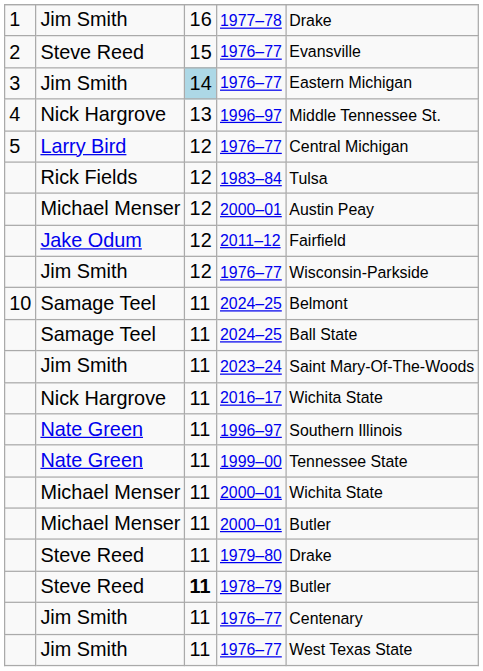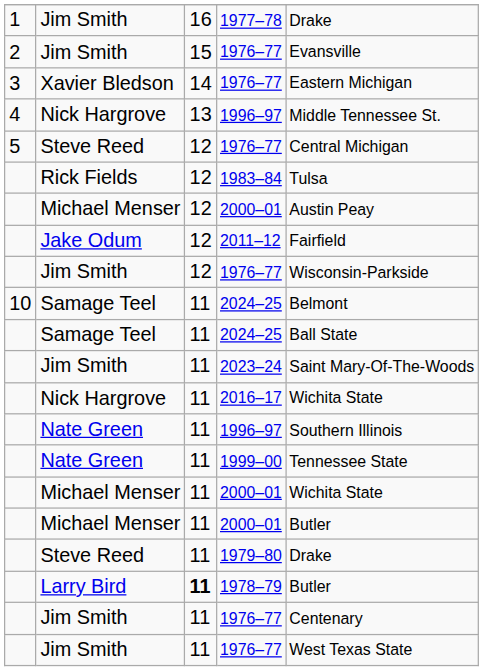(92, 51) Steve Reed -> (84, 51) Jim Smith
(84, 83) Jim Smith -> (107, 83) Xavier Bledson
(201, 83) lightblue background -> (201, 83) no background
(83, 146) Larry Bird -> (92, 146) Steve Reed
(92, 586) Steve Reed -> (83, 586) Larry Bird
